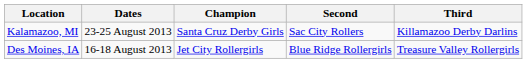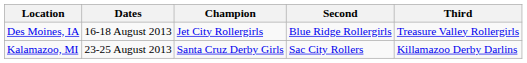rows swapped: (43, 49) <-> (43, 31)
